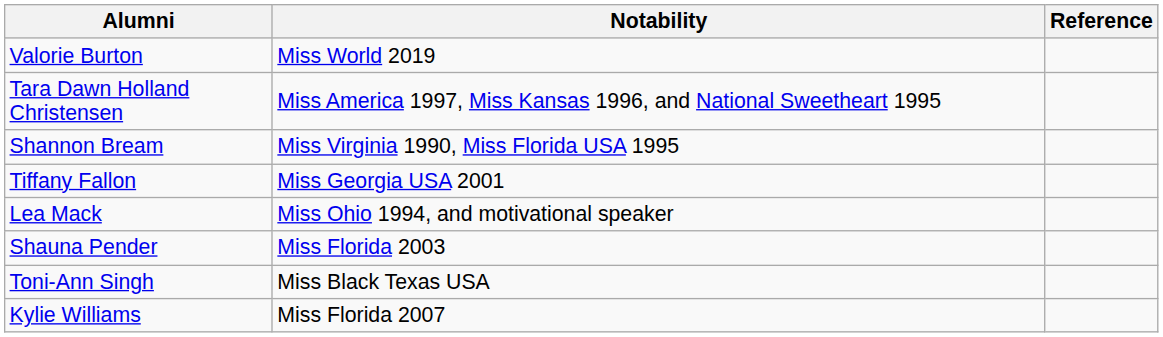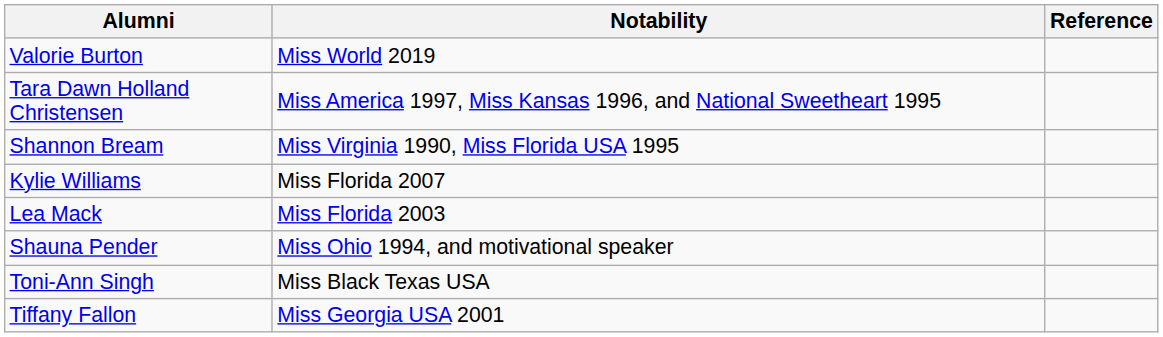rows swapped: (73, 180) <-> (75, 315)
(475, 214) Miss Ohio 1994, and motivational speaker -> (361, 214) Miss Florida 2003
(361, 247) Miss Florida 2003 -> (475, 247) Miss Ohio 1994, and motivational speaker
